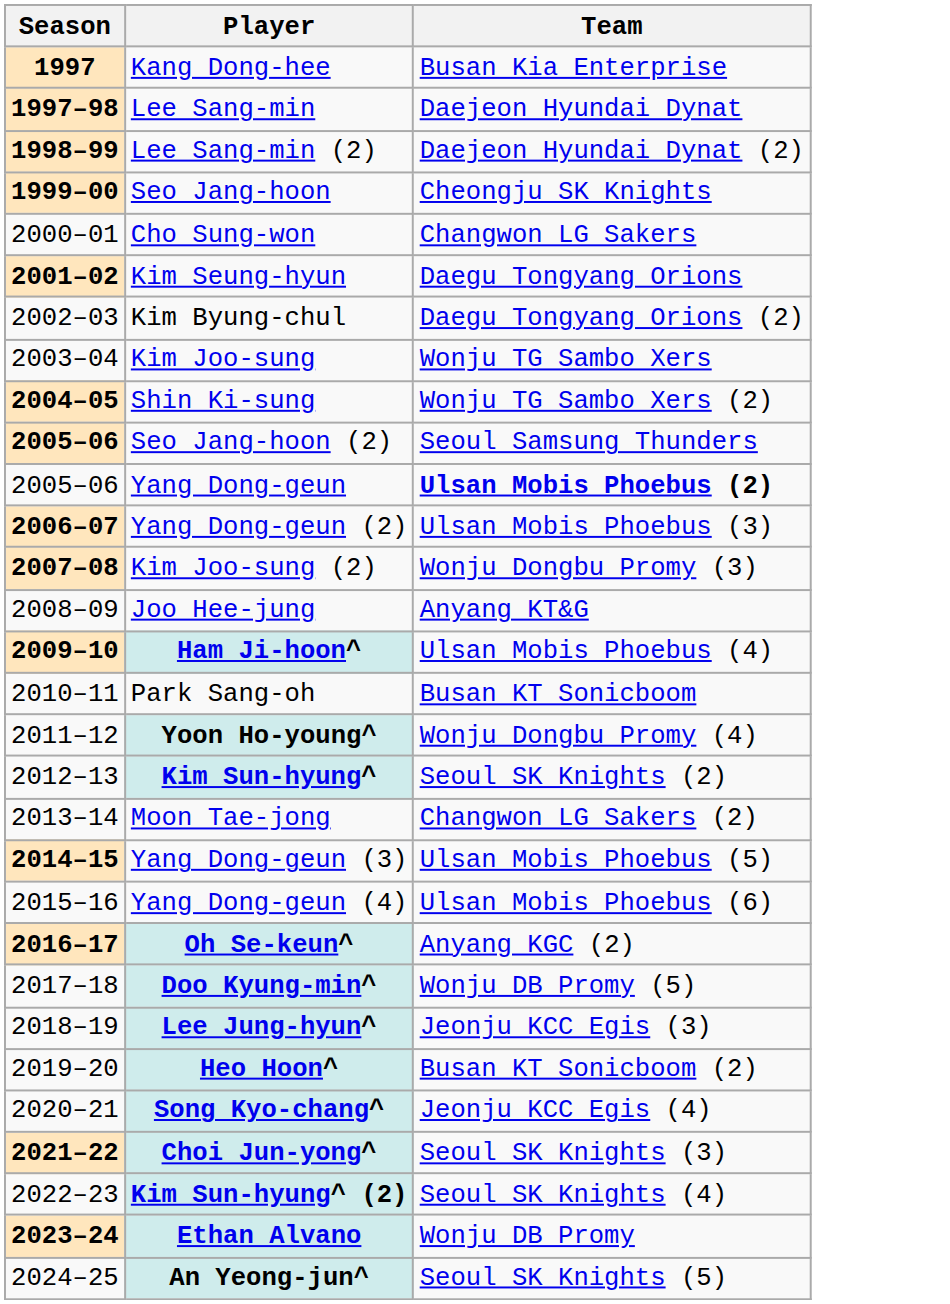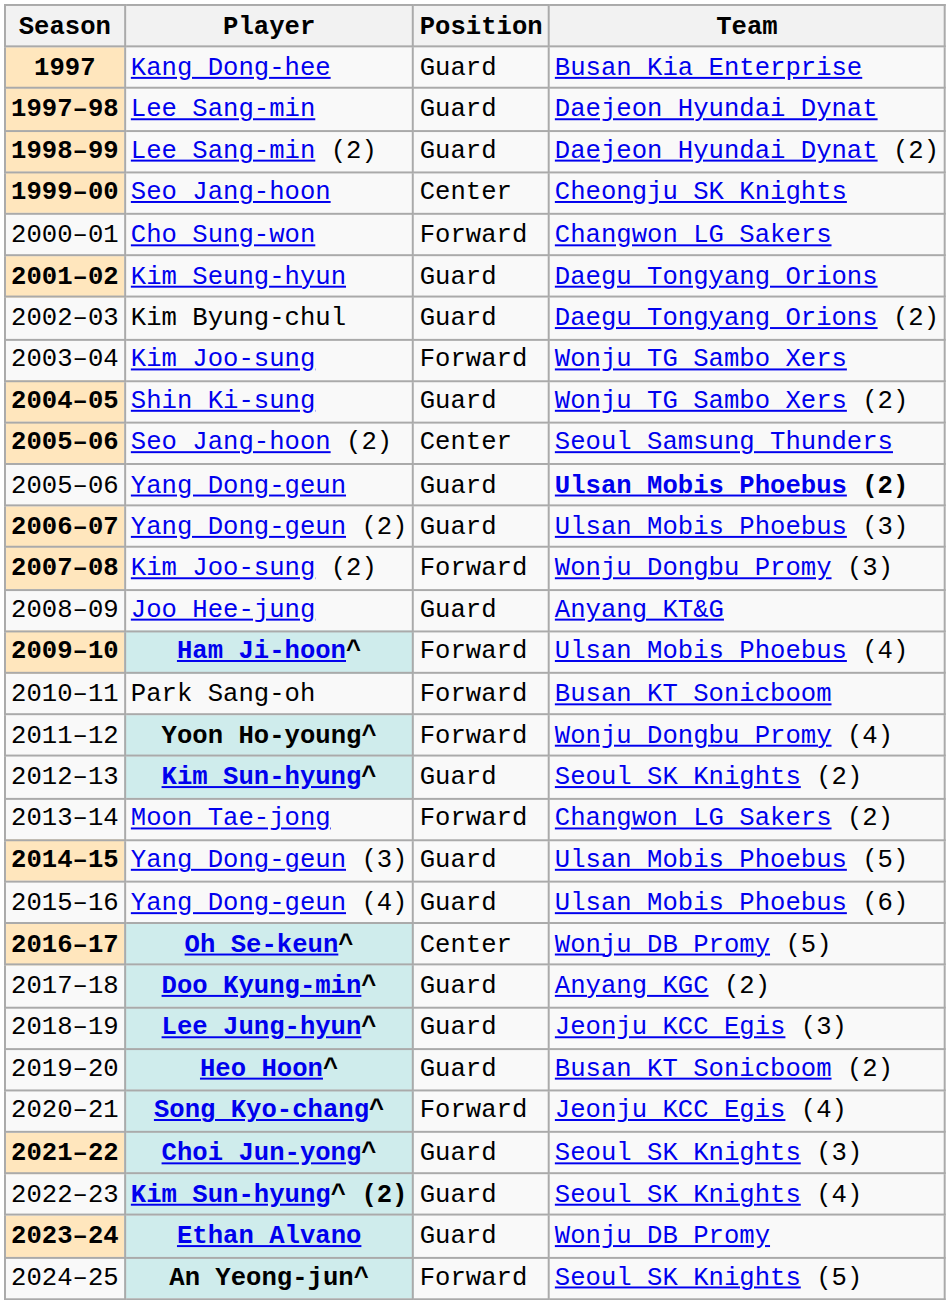+ column: (481, 26)
(527, 944) Anyang KGC (2) -> (693, 944) Wonju DB Promy (5)
(558, 986) Wonju DB Promy (5) -> (662, 986) Anyang KGC (2)
